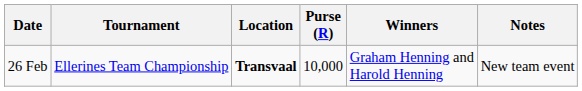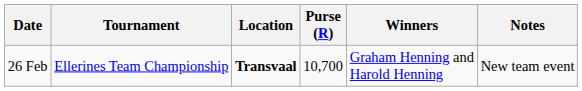(323, 66) 10,000 -> (323, 66) 10,700
